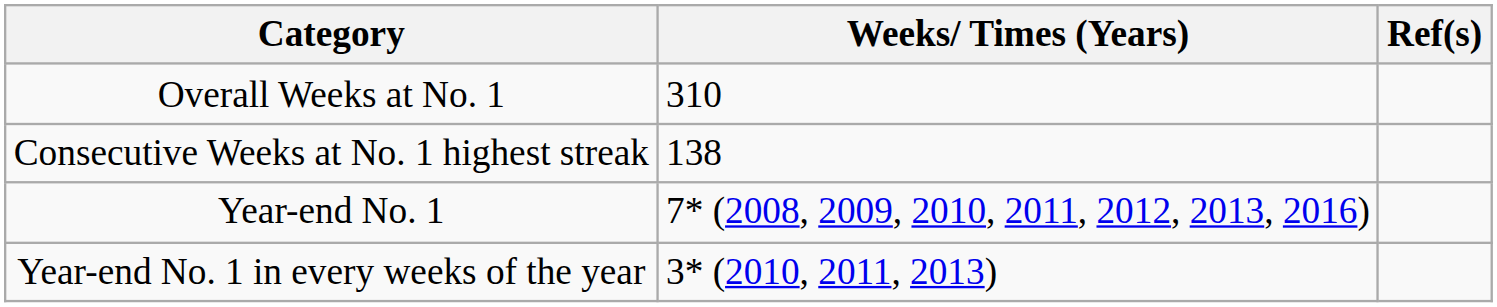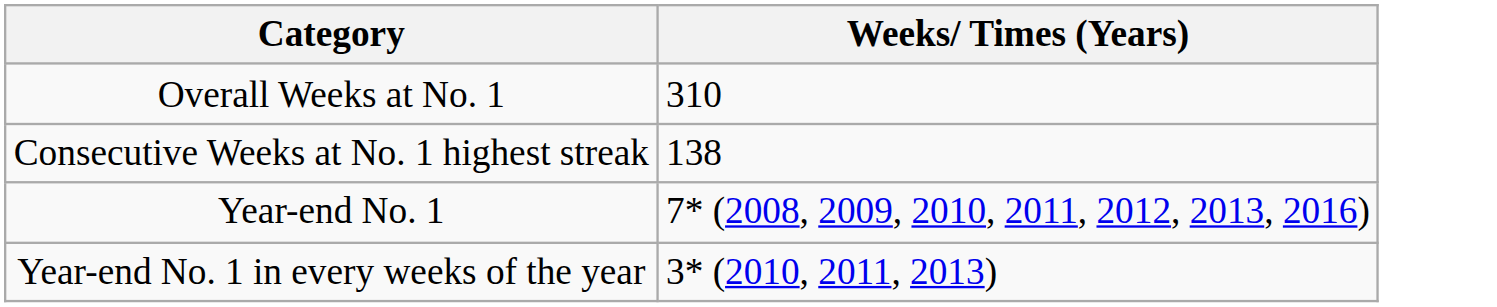- column: (1435, 34)
